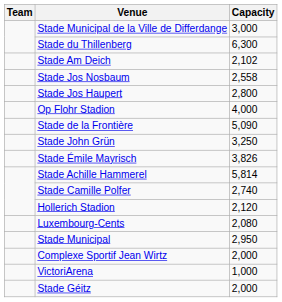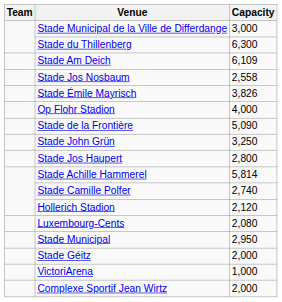(245, 61) 2,102 -> (245, 61) 6,109
rows swapped: (87, 158) <-> (80, 93)
rows swapped: (102, 256) <-> (64, 288)
